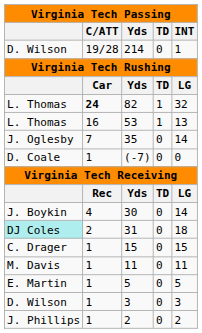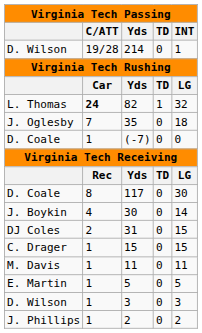- row: (131, 121)
(181, 139) 14 -> (181, 121) 18
+ row: (134, 194)
(34, 230) paleturquoise background -> (34, 230) no background
(181, 230) 18 -> (181, 230) 15
